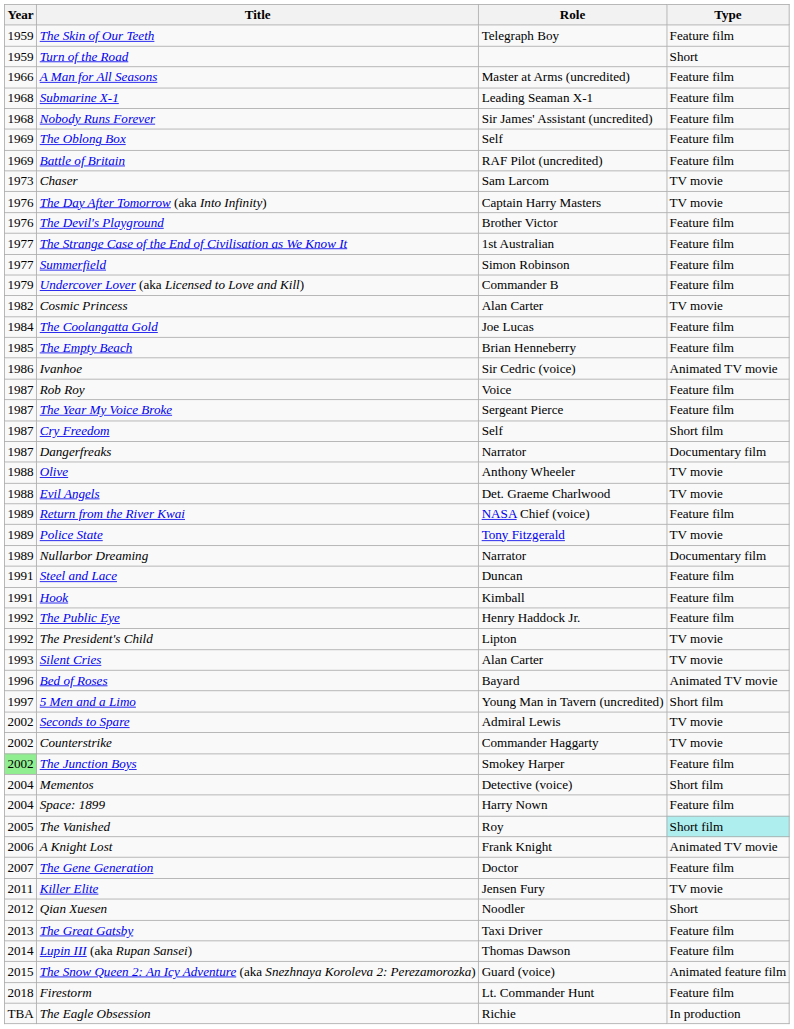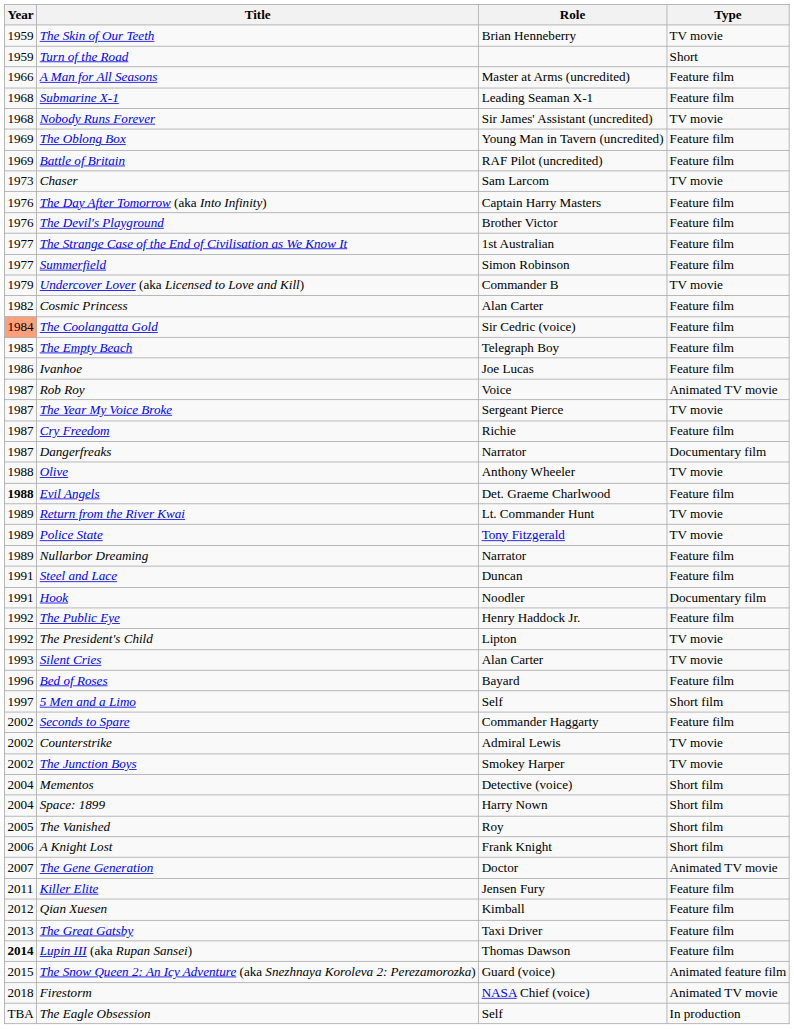(520, 35) Telegraph Boy -> (529, 35) Brian Henneberry
(702, 35) Feature film -> (696, 35) TV movie
(702, 118) Feature film -> (696, 118) TV movie
(492, 139) Self -> (573, 139) Young Man in Tavern (uncredited)
(696, 202) TV movie -> (702, 202) Feature film
(702, 285) Feature film -> (696, 285) TV movie
(696, 306) TV movie -> (702, 306) Feature film
(21, 327) no background -> (21, 327) lightsalmon background
(508, 327) Joe Lucas -> (529, 327) Sir Cedric (voice)
(529, 347) Brian Henneberry -> (520, 347) Telegraph Boy
(529, 368) Sir Cedric (voice) -> (508, 368) Joe Lucas
(724, 368) Animated TV movie -> (702, 368) Feature film
(702, 389) Feature film -> (724, 389) Animated TV movie
(702, 410) Feature film -> (696, 410) TV movie
(492, 431) Self -> (499, 431) Richie
(696, 431) Short film -> (702, 431) Feature film
(21, 493) normal -> (21, 493) bold
(696, 493) TV movie -> (702, 493) Feature film
(536, 514) NASA Chief (voice) -> (538, 514) Lt. Commander Hunt
(702, 514) Feature film -> (696, 514) TV movie
(718, 555) Documentary film -> (702, 555) Feature film
(503, 597) Kimball -> (503, 597) Noodler
(702, 597) Feature film -> (718, 597) Documentary film
(724, 680) Animated TV movie -> (702, 680) Feature film
(573, 701) Young Man in Tavern (uncredited) -> (492, 701) Self
(521, 722) Admiral Lewis -> (540, 722) Commander Haggarty
(696, 722) TV movie -> (702, 722) Feature film
(540, 743) Commander Haggarty -> (521, 743) Admiral Lewis
(21, 763) lightgreen background -> (21, 763) no background
(702, 763) Feature film -> (696, 763) TV movie
(702, 805) Feature film -> (696, 805) Short film
(696, 826) paleturquoise background -> (696, 826) no background
(724, 847) Animated TV movie -> (696, 847) Short film
(702, 868) Feature film -> (724, 868) Animated TV movie
(696, 888) TV movie -> (702, 888) Feature film
(503, 909) Noodler -> (503, 909) Kimball
(684, 909) Short -> (702, 909) Feature film
(21, 951) normal -> (21, 951) bold
(538, 992) Lt. Commander Hunt -> (536, 992) NASA Chief (voice)
(702, 992) Feature film -> (724, 992) Animated TV movie
(499, 1013) Richie -> (492, 1013) Self
